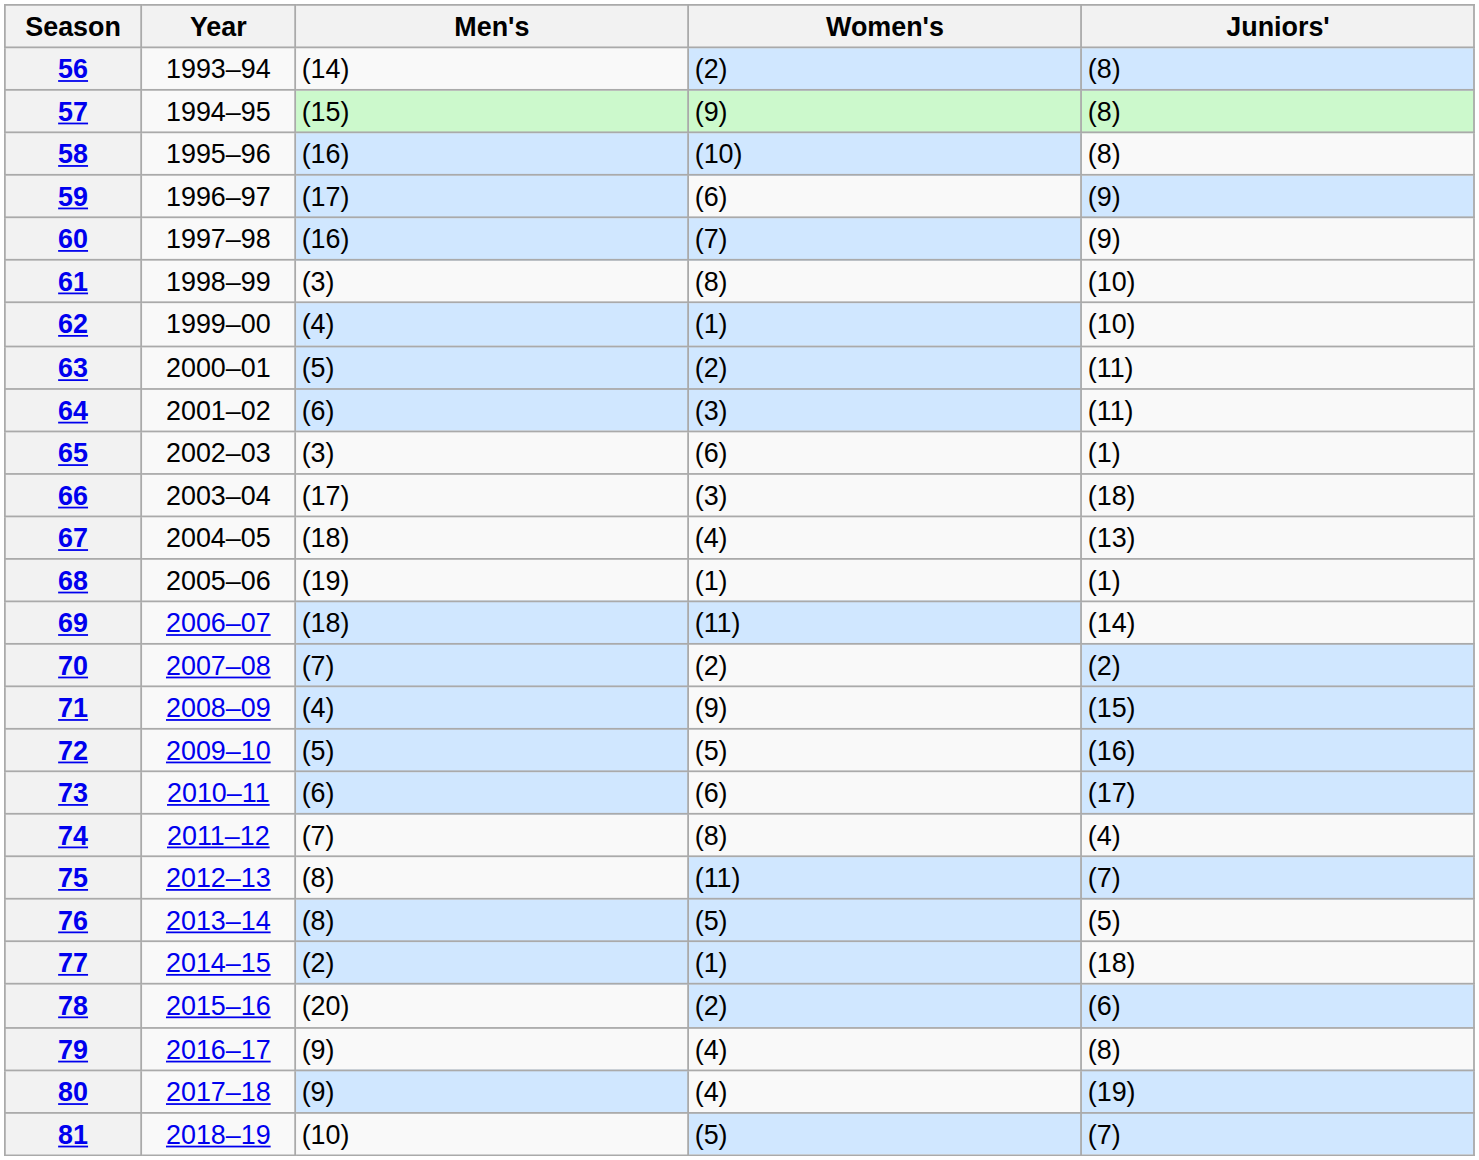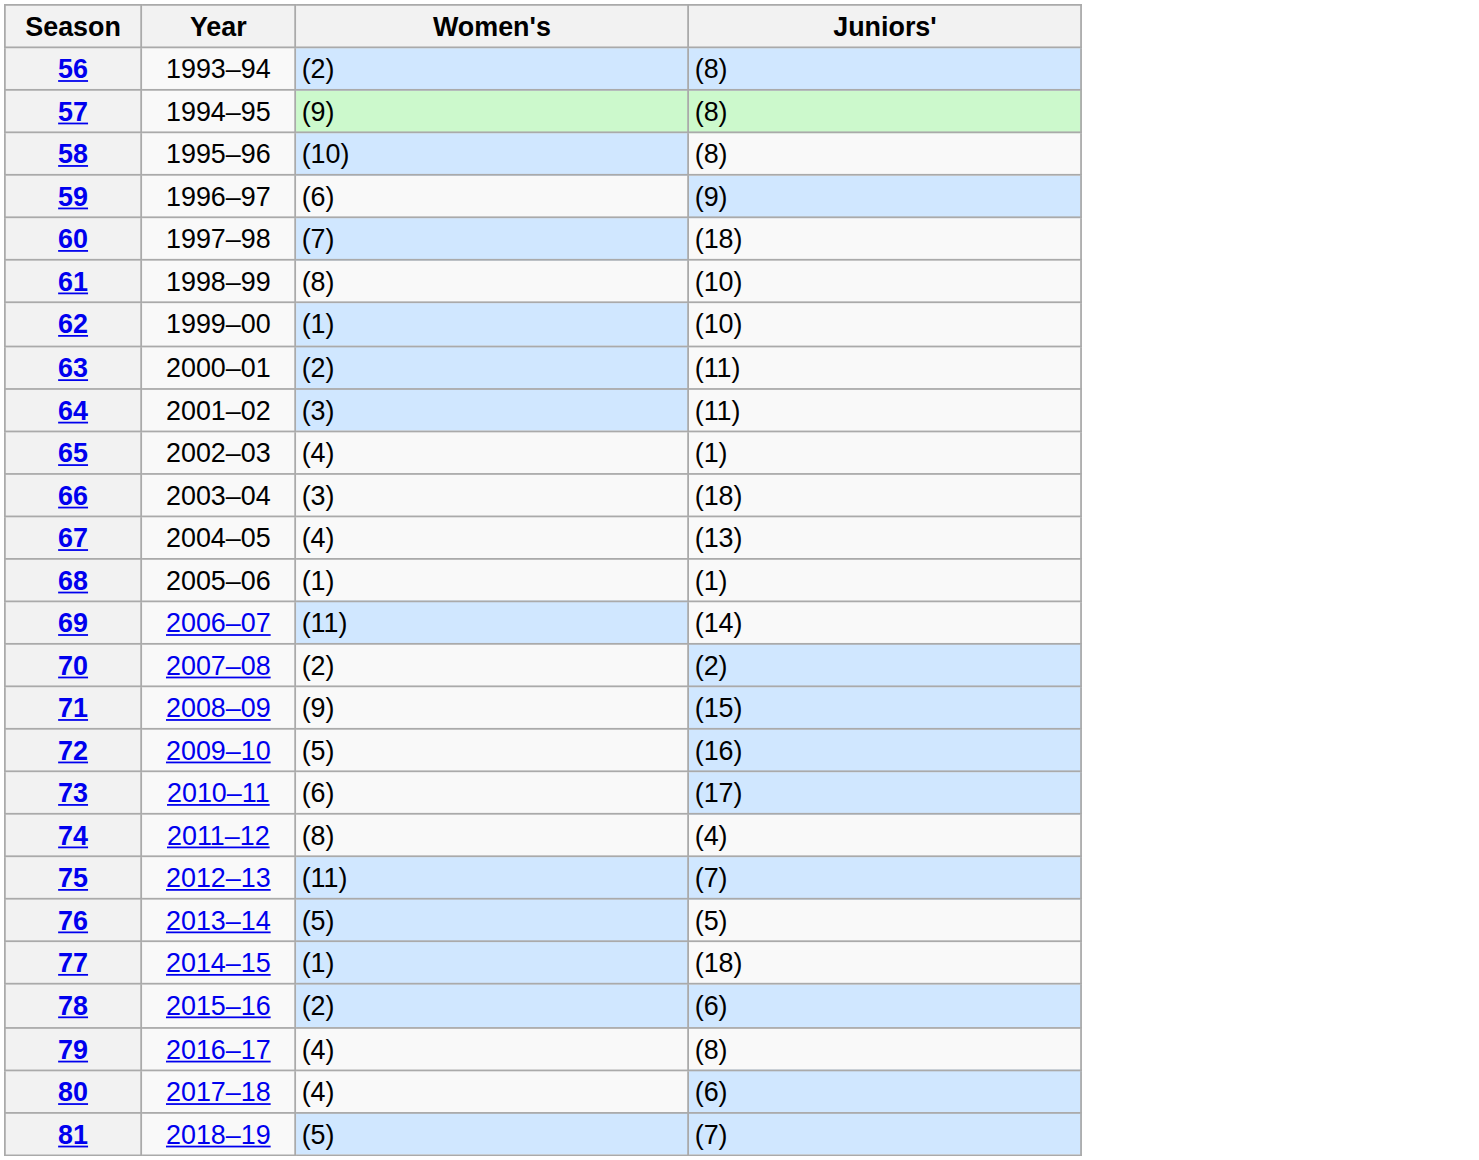- column: (492, 26)
(1104, 239) (9) -> (719, 239) (18)
(711, 452) (6) -> (318, 452) (4)
(1112, 1091) (19) -> (711, 1091) (6)
